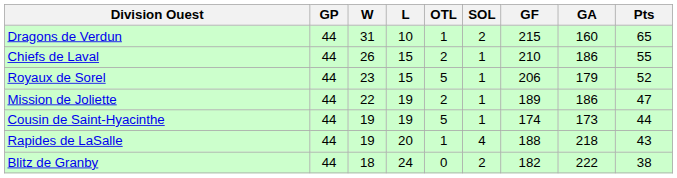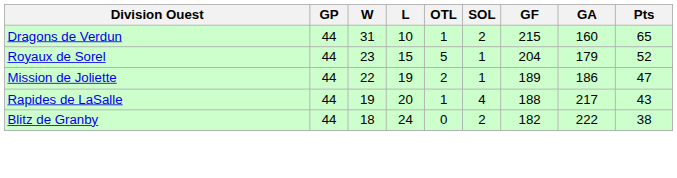- row: (53, 57)
(530, 78) 206 -> (530, 57) 204
- row: (86, 120)
(587, 141) 218 -> (587, 99) 217
